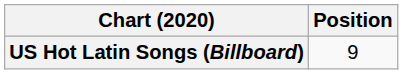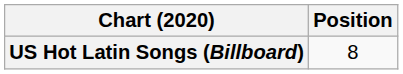(353, 52) 9 -> (353, 52) 8
